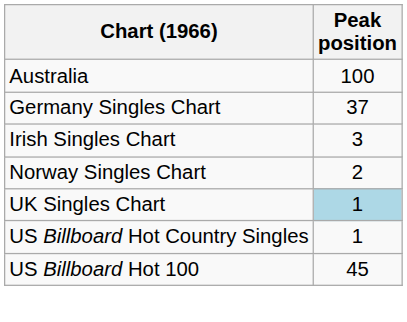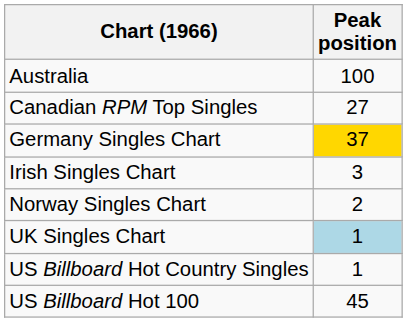+ row: (133, 107)
(357, 107) no background -> (357, 140) gold background
